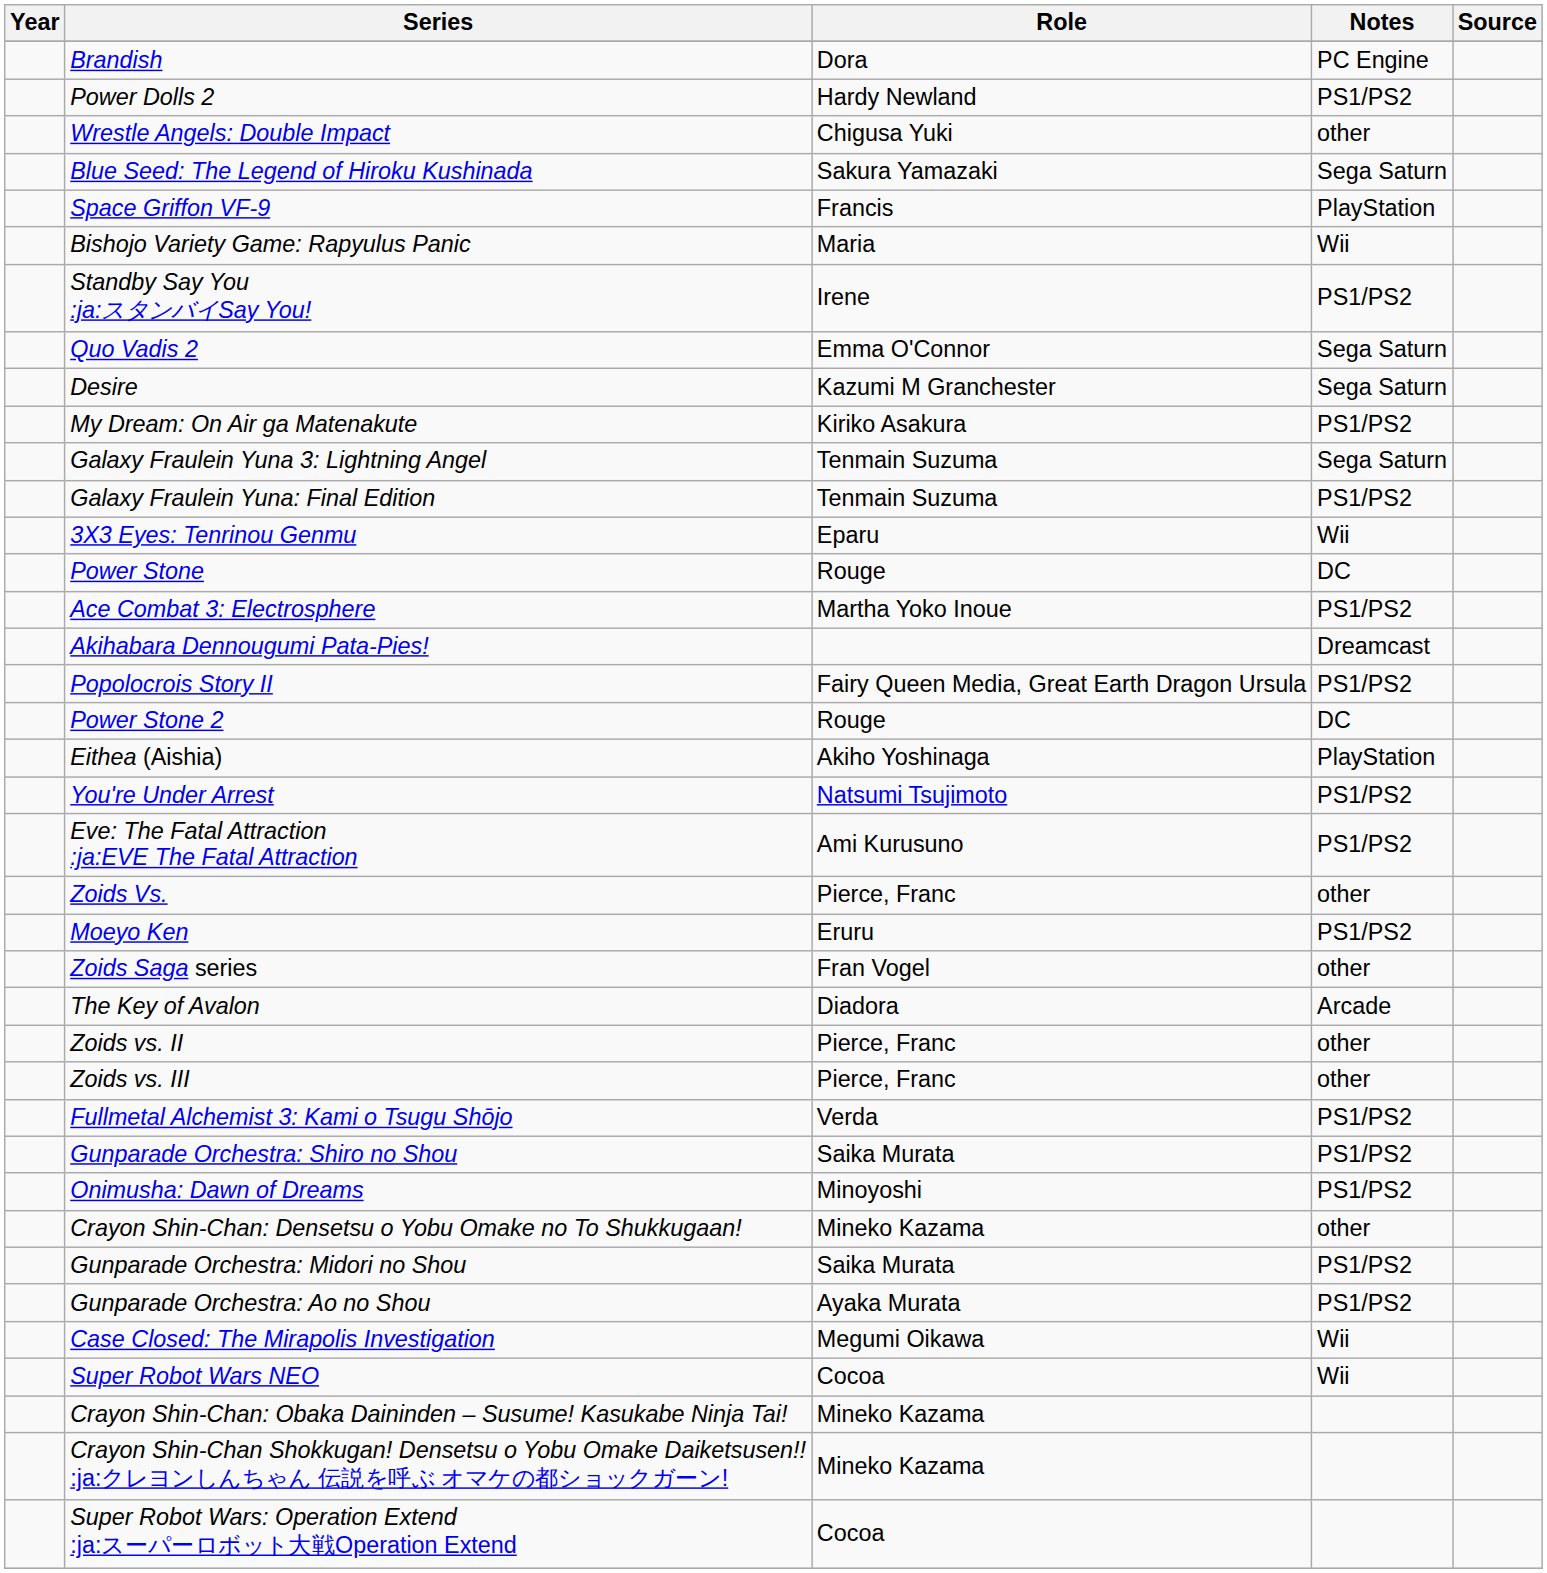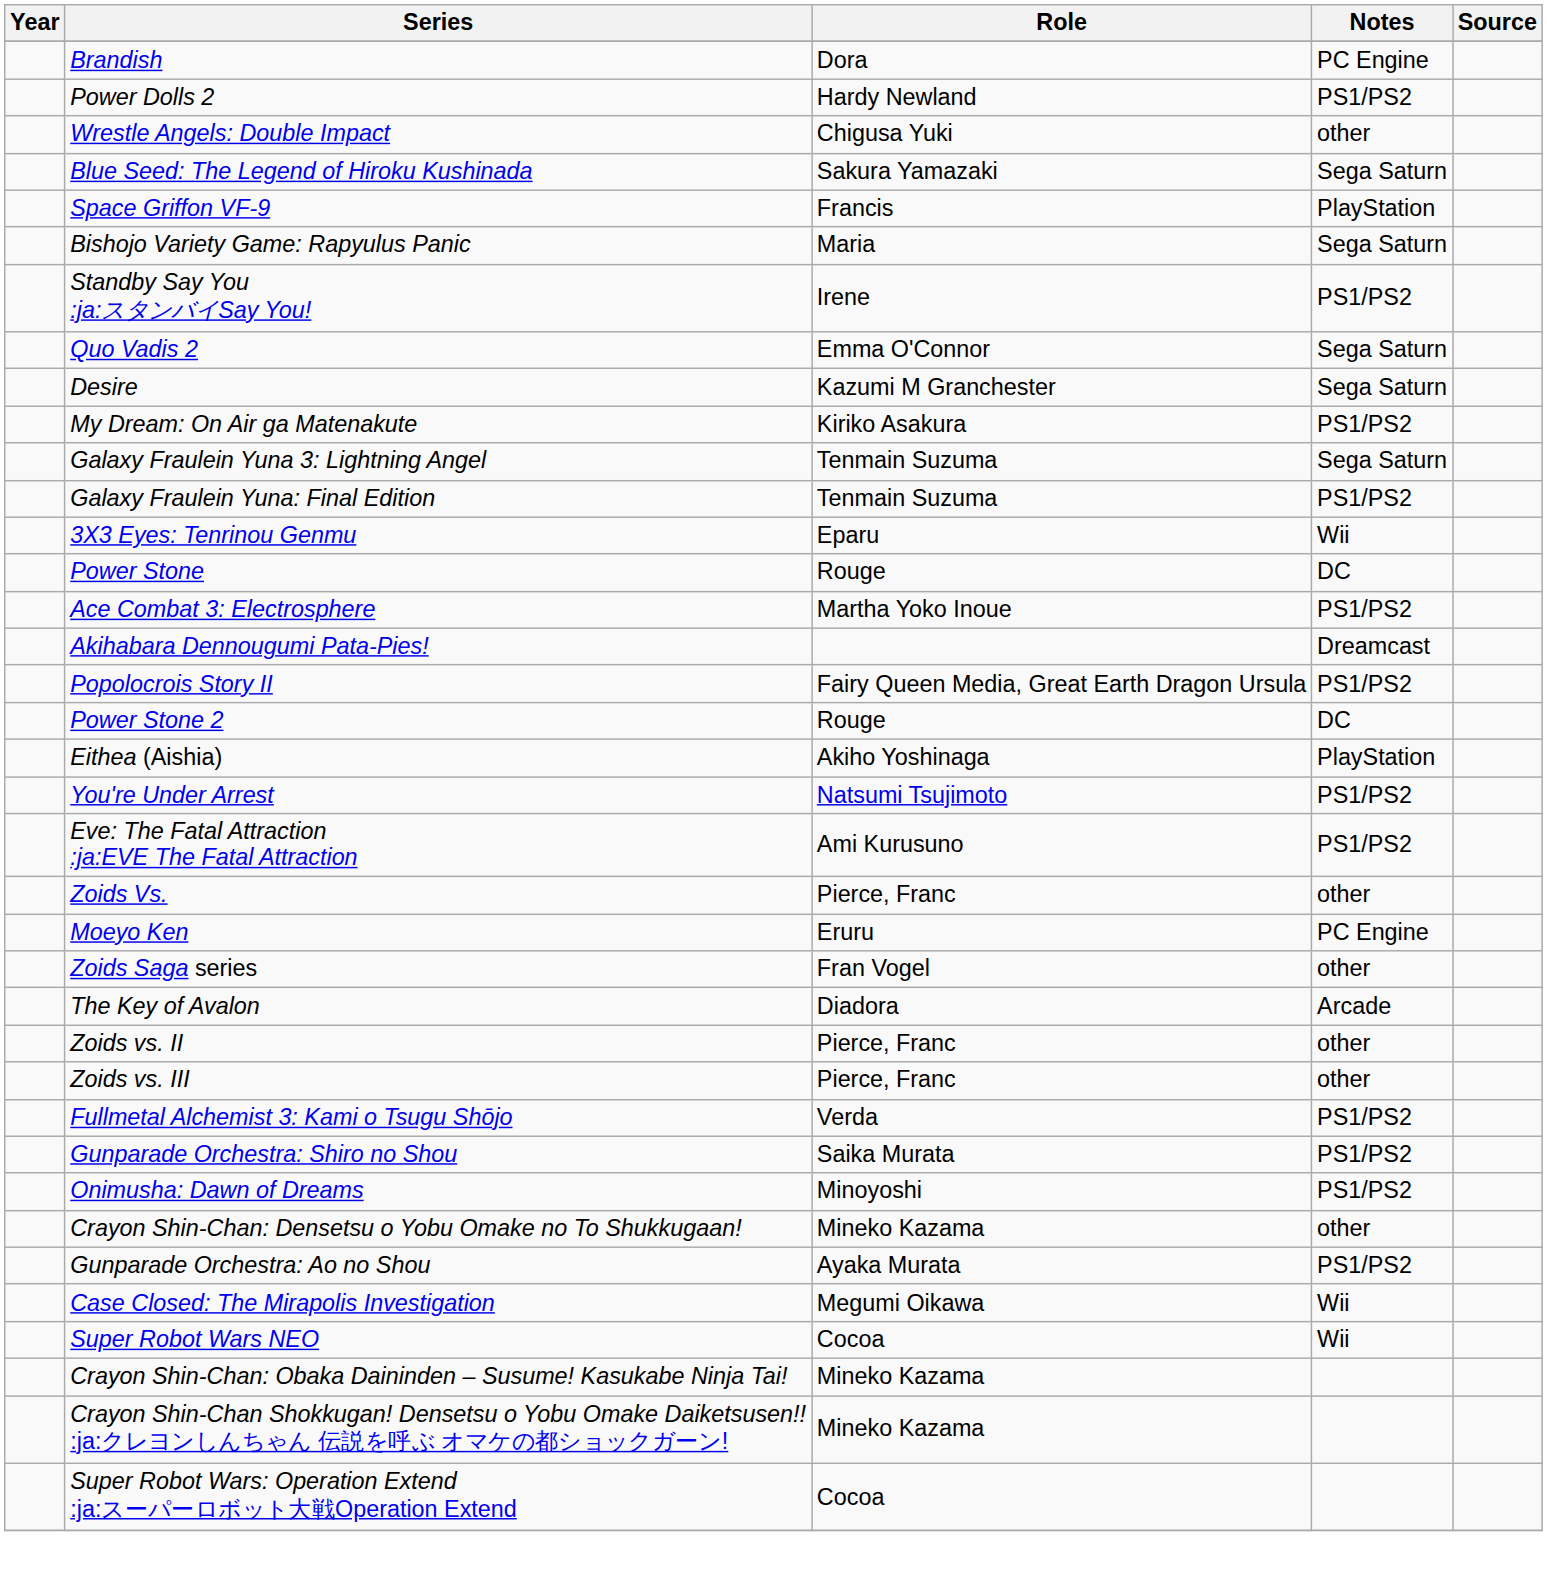(1333, 245) Wii -> (1382, 245) Sega Saturn
(1365, 932) PS1/PS2 -> (1373, 932) PC Engine
- row: (268, 1265)
